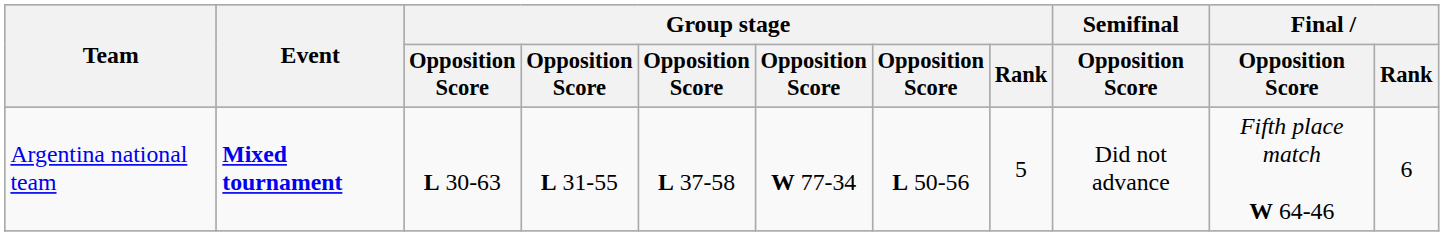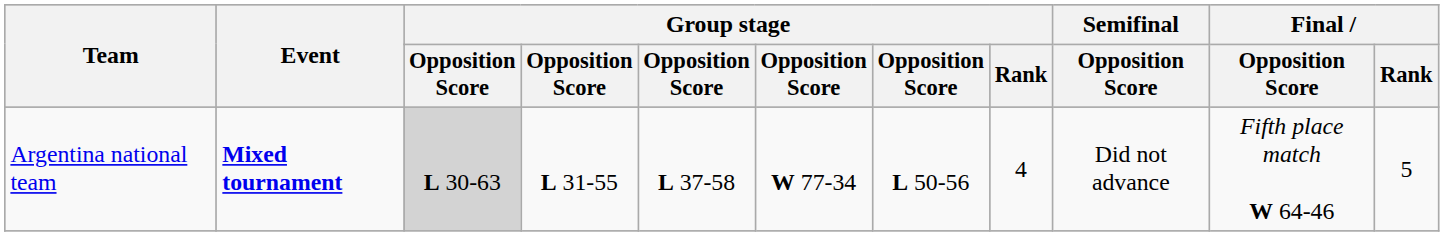(462, 183) no background -> (462, 183) lightgrey background
(1021, 169) 5 -> (1021, 169) 4
(1406, 169) 6 -> (1406, 169) 5
